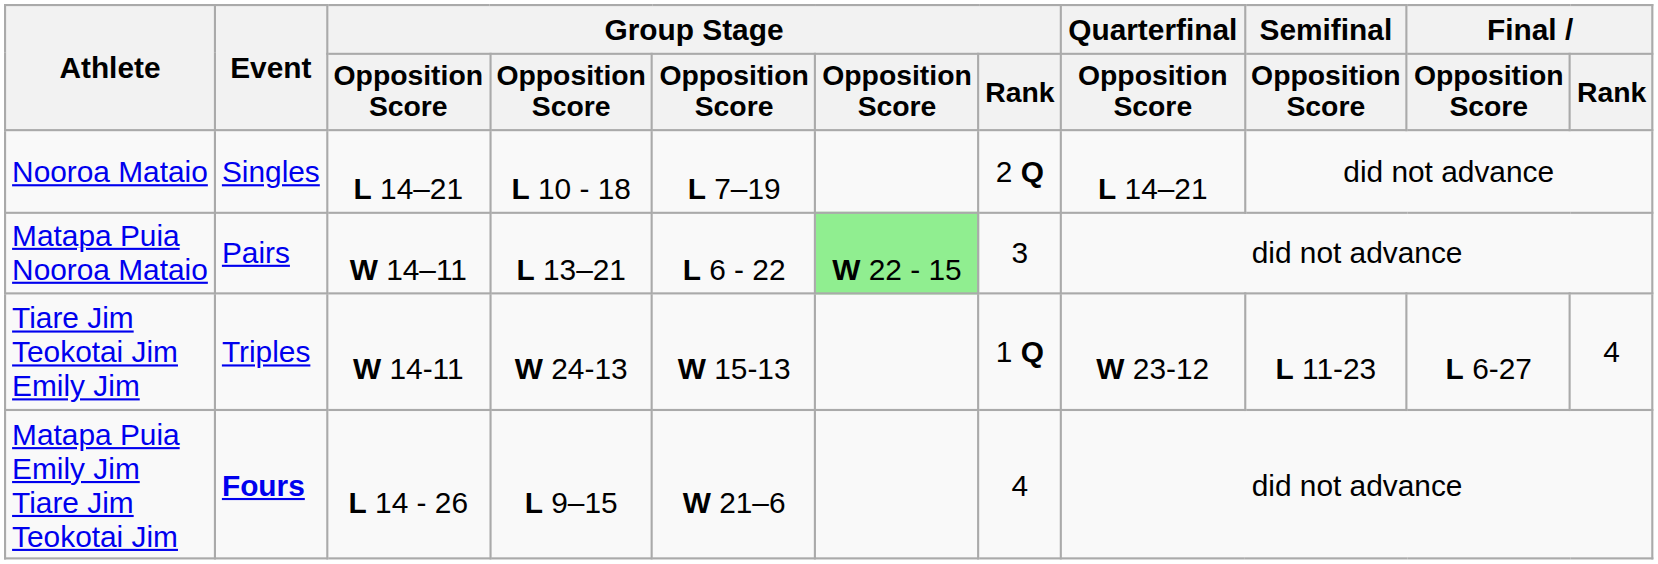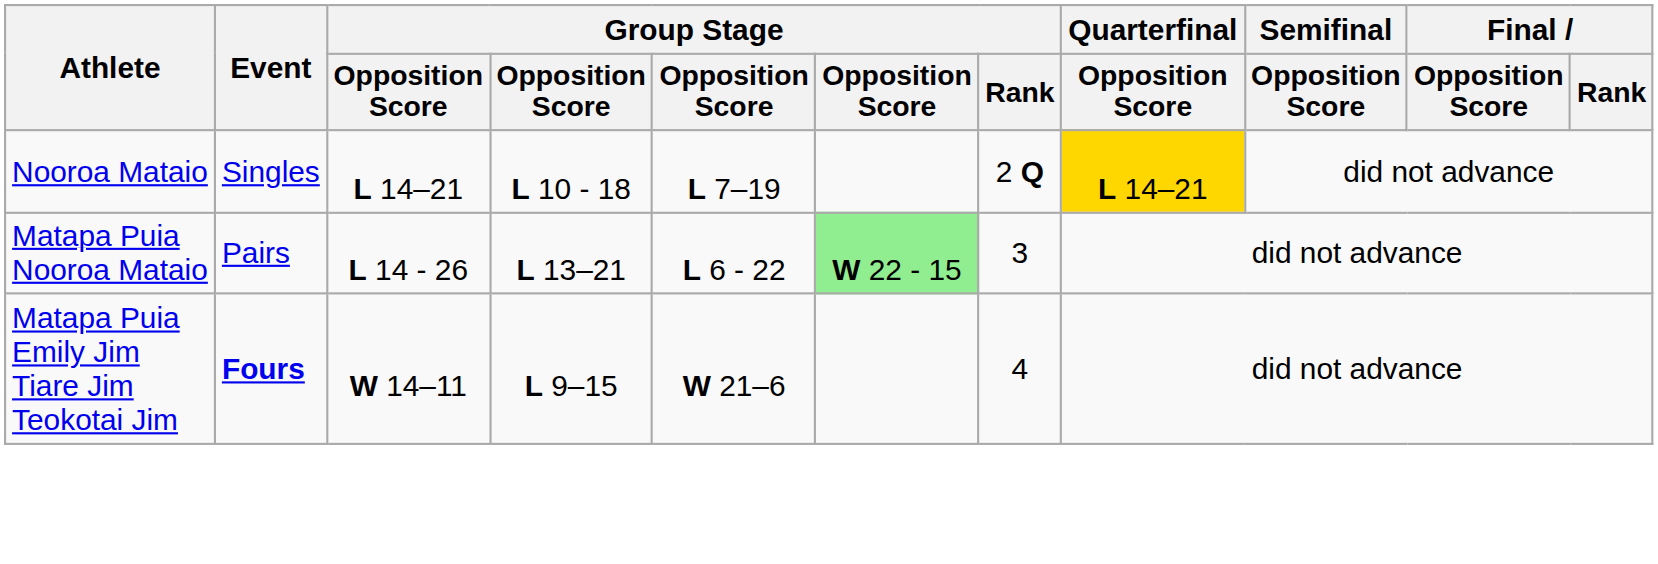(1153, 188) no background -> (1153, 188) gold background
(408, 270) W 14–11 -> (408, 270) L 14 - 26
- row: (95, 352)
(408, 502) L 14 - 26 -> (408, 386) W 14–11
